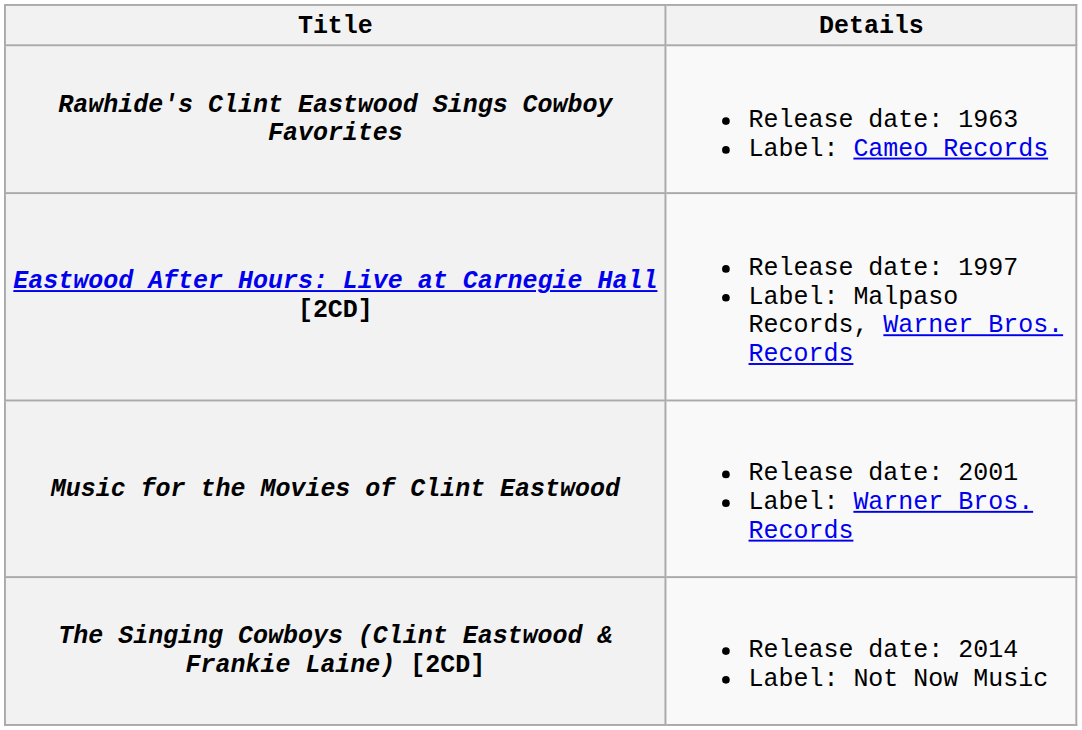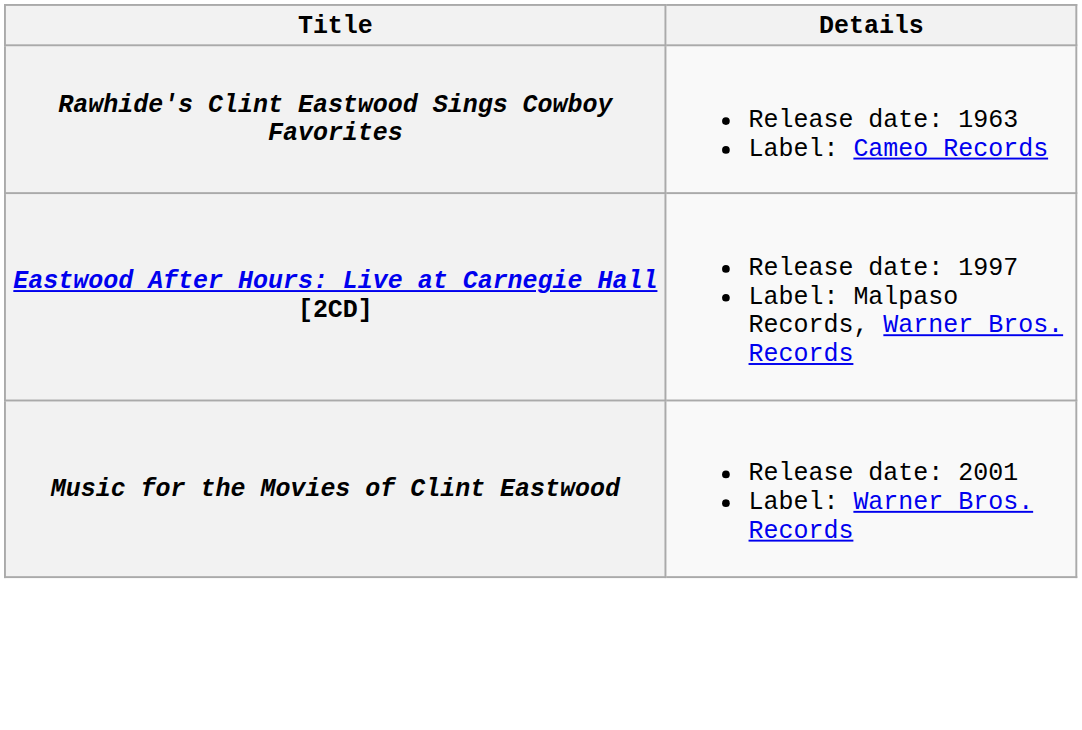- row: (335, 651)
